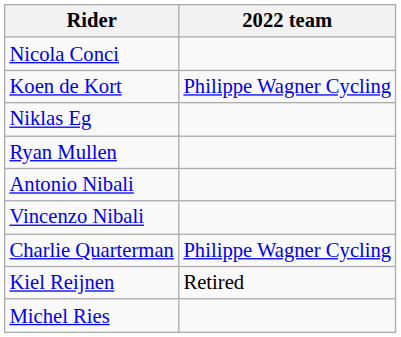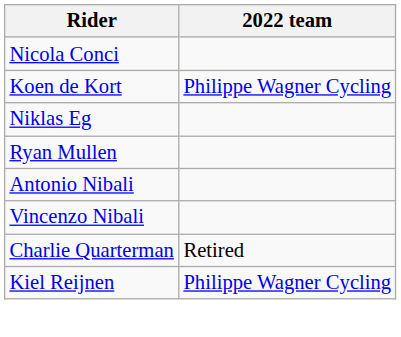(287, 250) Philippe Wagner Cycling -> (214, 250) Retired
(214, 282) Retired -> (287, 282) Philippe Wagner Cycling
- row: (60, 315)
